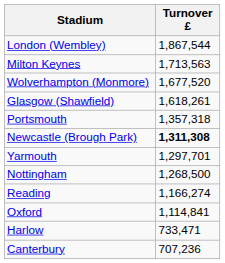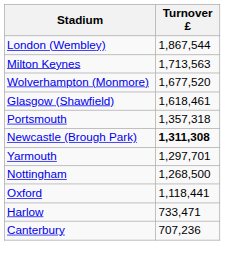(184, 100) 1,618,261 -> (184, 100) 1,618,461
- row: (29, 193)
(184, 212) 1,114,841 -> (184, 193) 1,118,441
